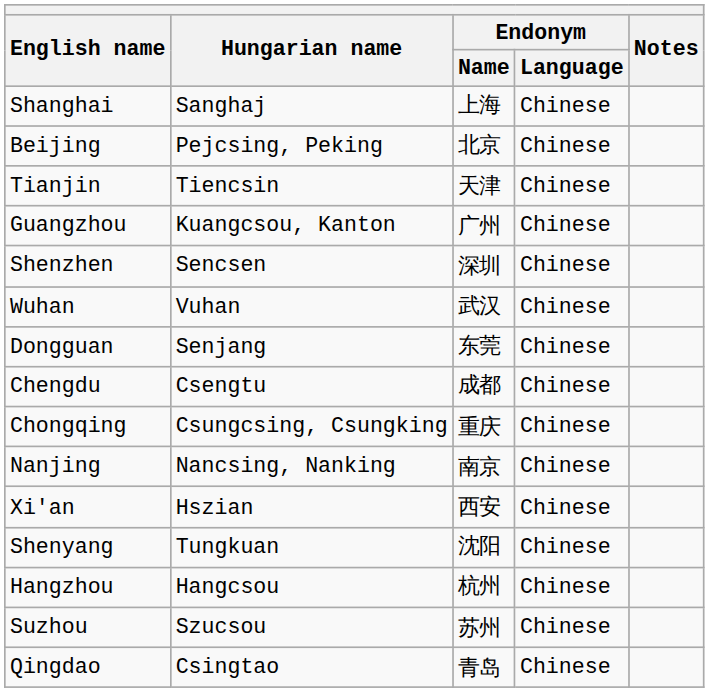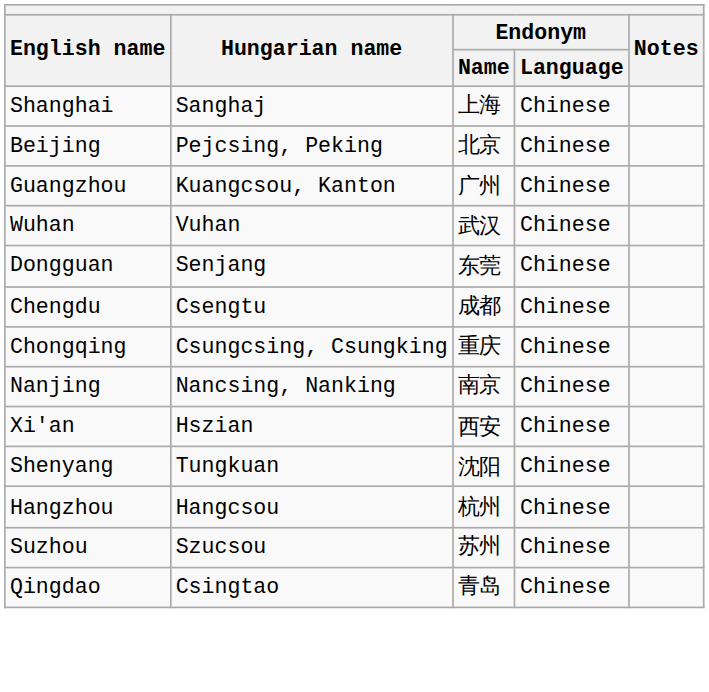- row: (55, 186)
- row: (62, 266)
